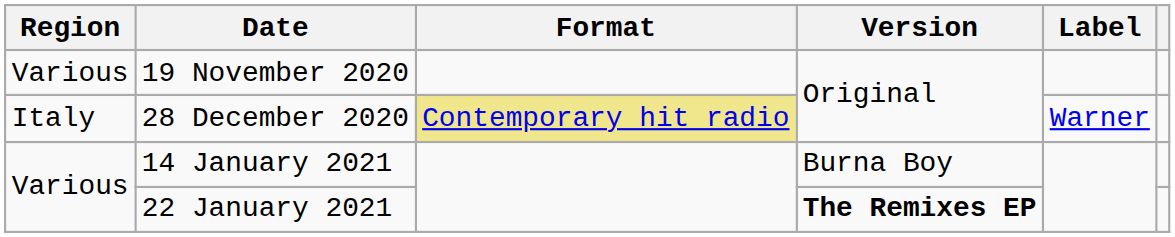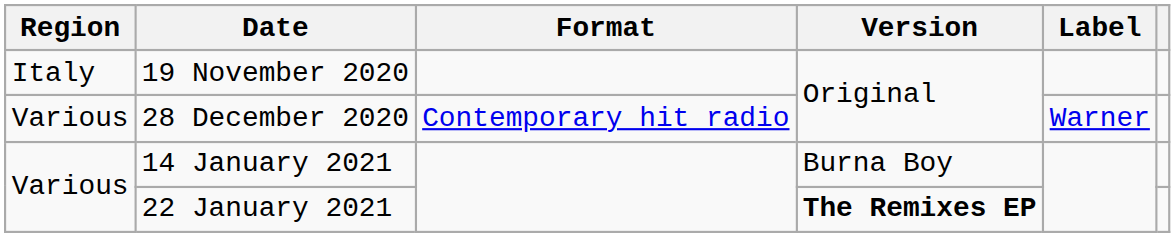(70, 73) Various -> (53, 73) Italy
(53, 118) Italy -> (70, 118) Various
(606, 118) khaki background -> (606, 118) no background
